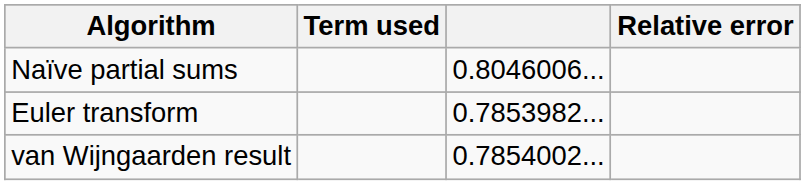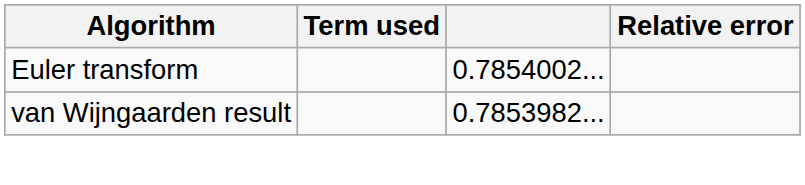- row: (124, 69)
(529, 112) 0.7853982... -> (529, 69) 0.7854002...
(529, 156) 0.7854002... -> (529, 112) 0.7853982...
